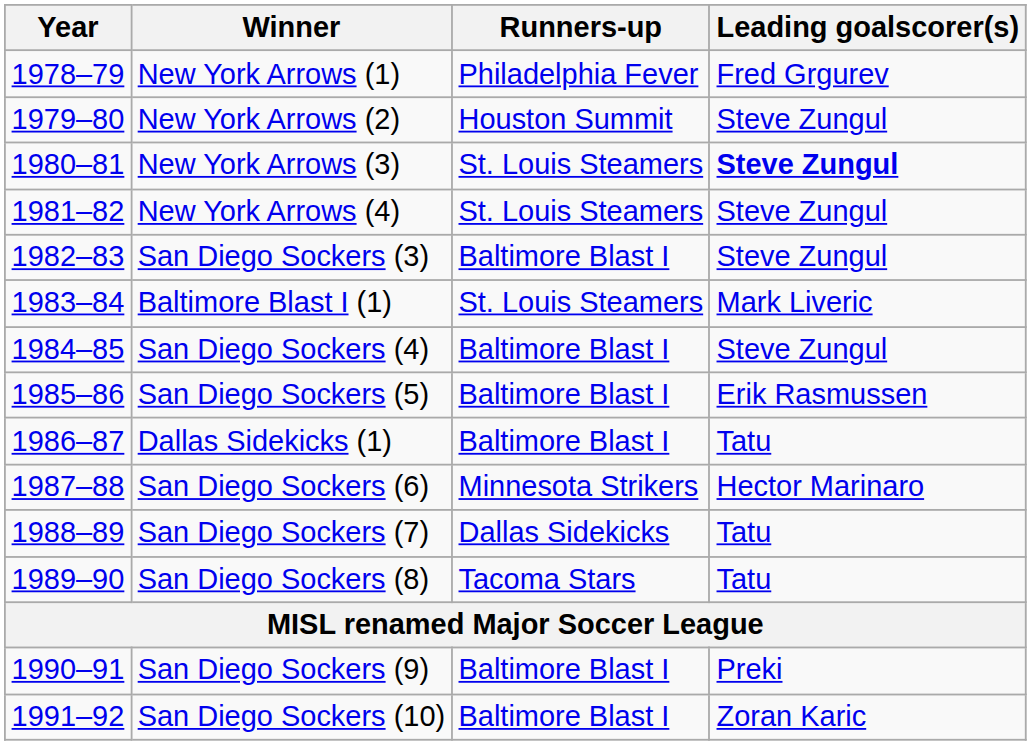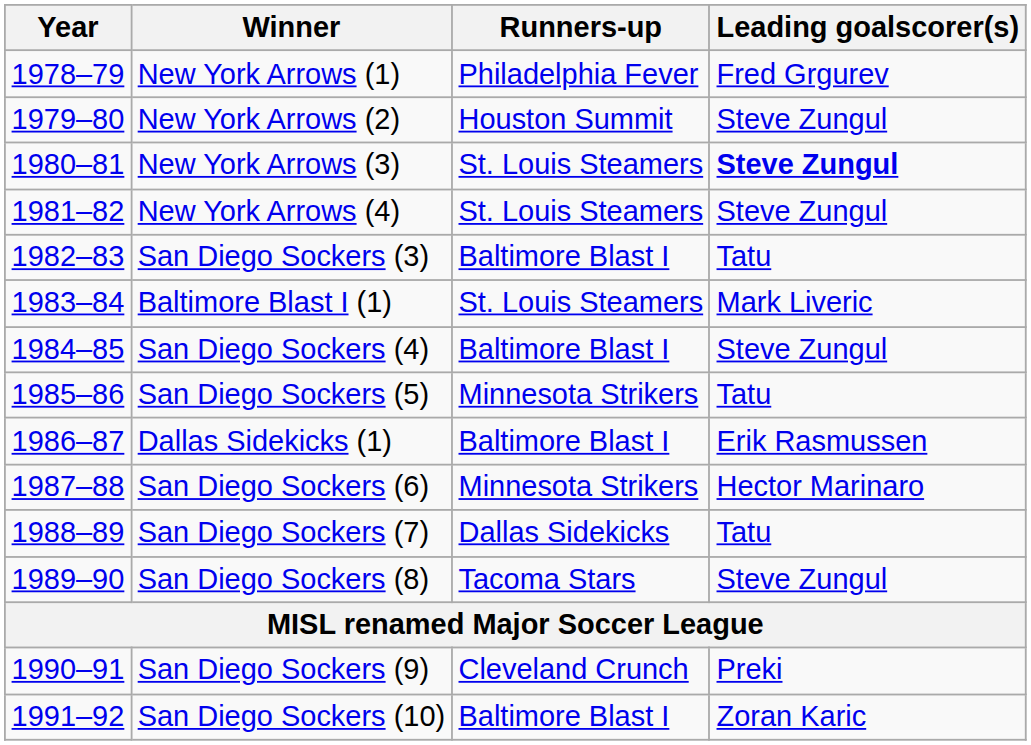(802, 257) Steve Zungul -> (744, 257) Tatu
(564, 394) Baltimore Blast I -> (578, 394) Minnesota Strikers
(822, 394) Erik Rasmussen -> (744, 394) Tatu
(744, 440) Tatu -> (822, 440) Erik Rasmussen
(744, 578) Tatu -> (802, 578) Steve Zungul
(564, 670) Baltimore Blast I -> (574, 670) Cleveland Crunch
